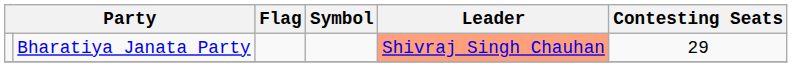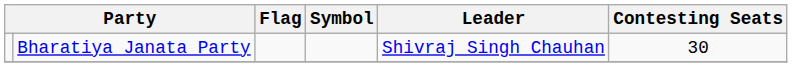(494, 48) lightsalmon background -> (494, 48) no background
(698, 48) 29 -> (698, 48) 30
